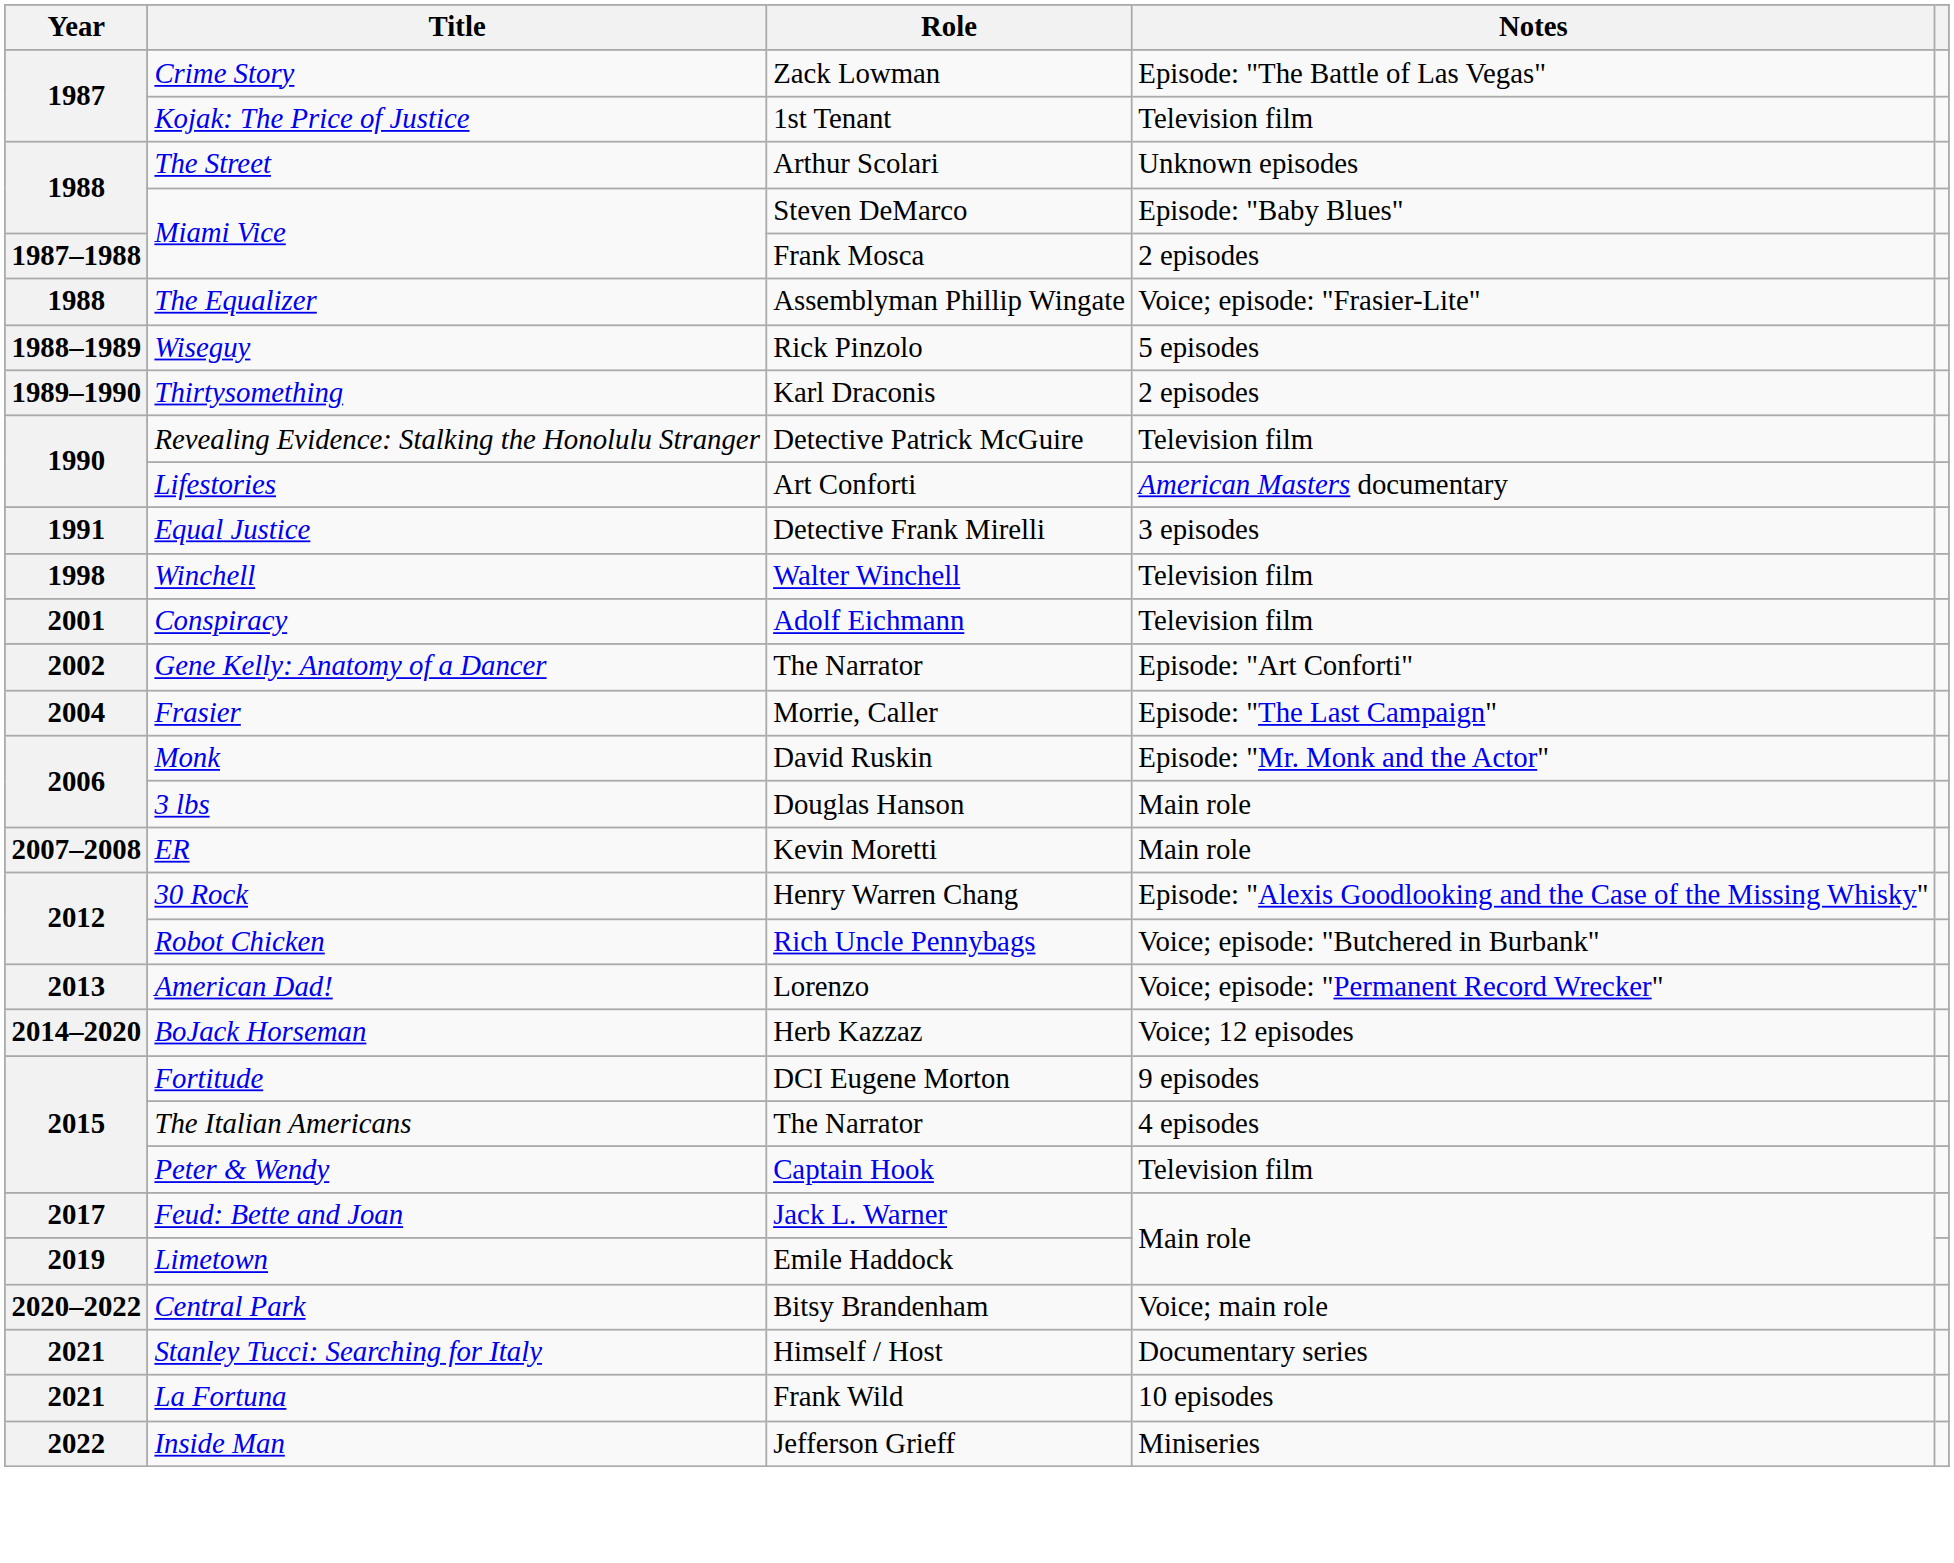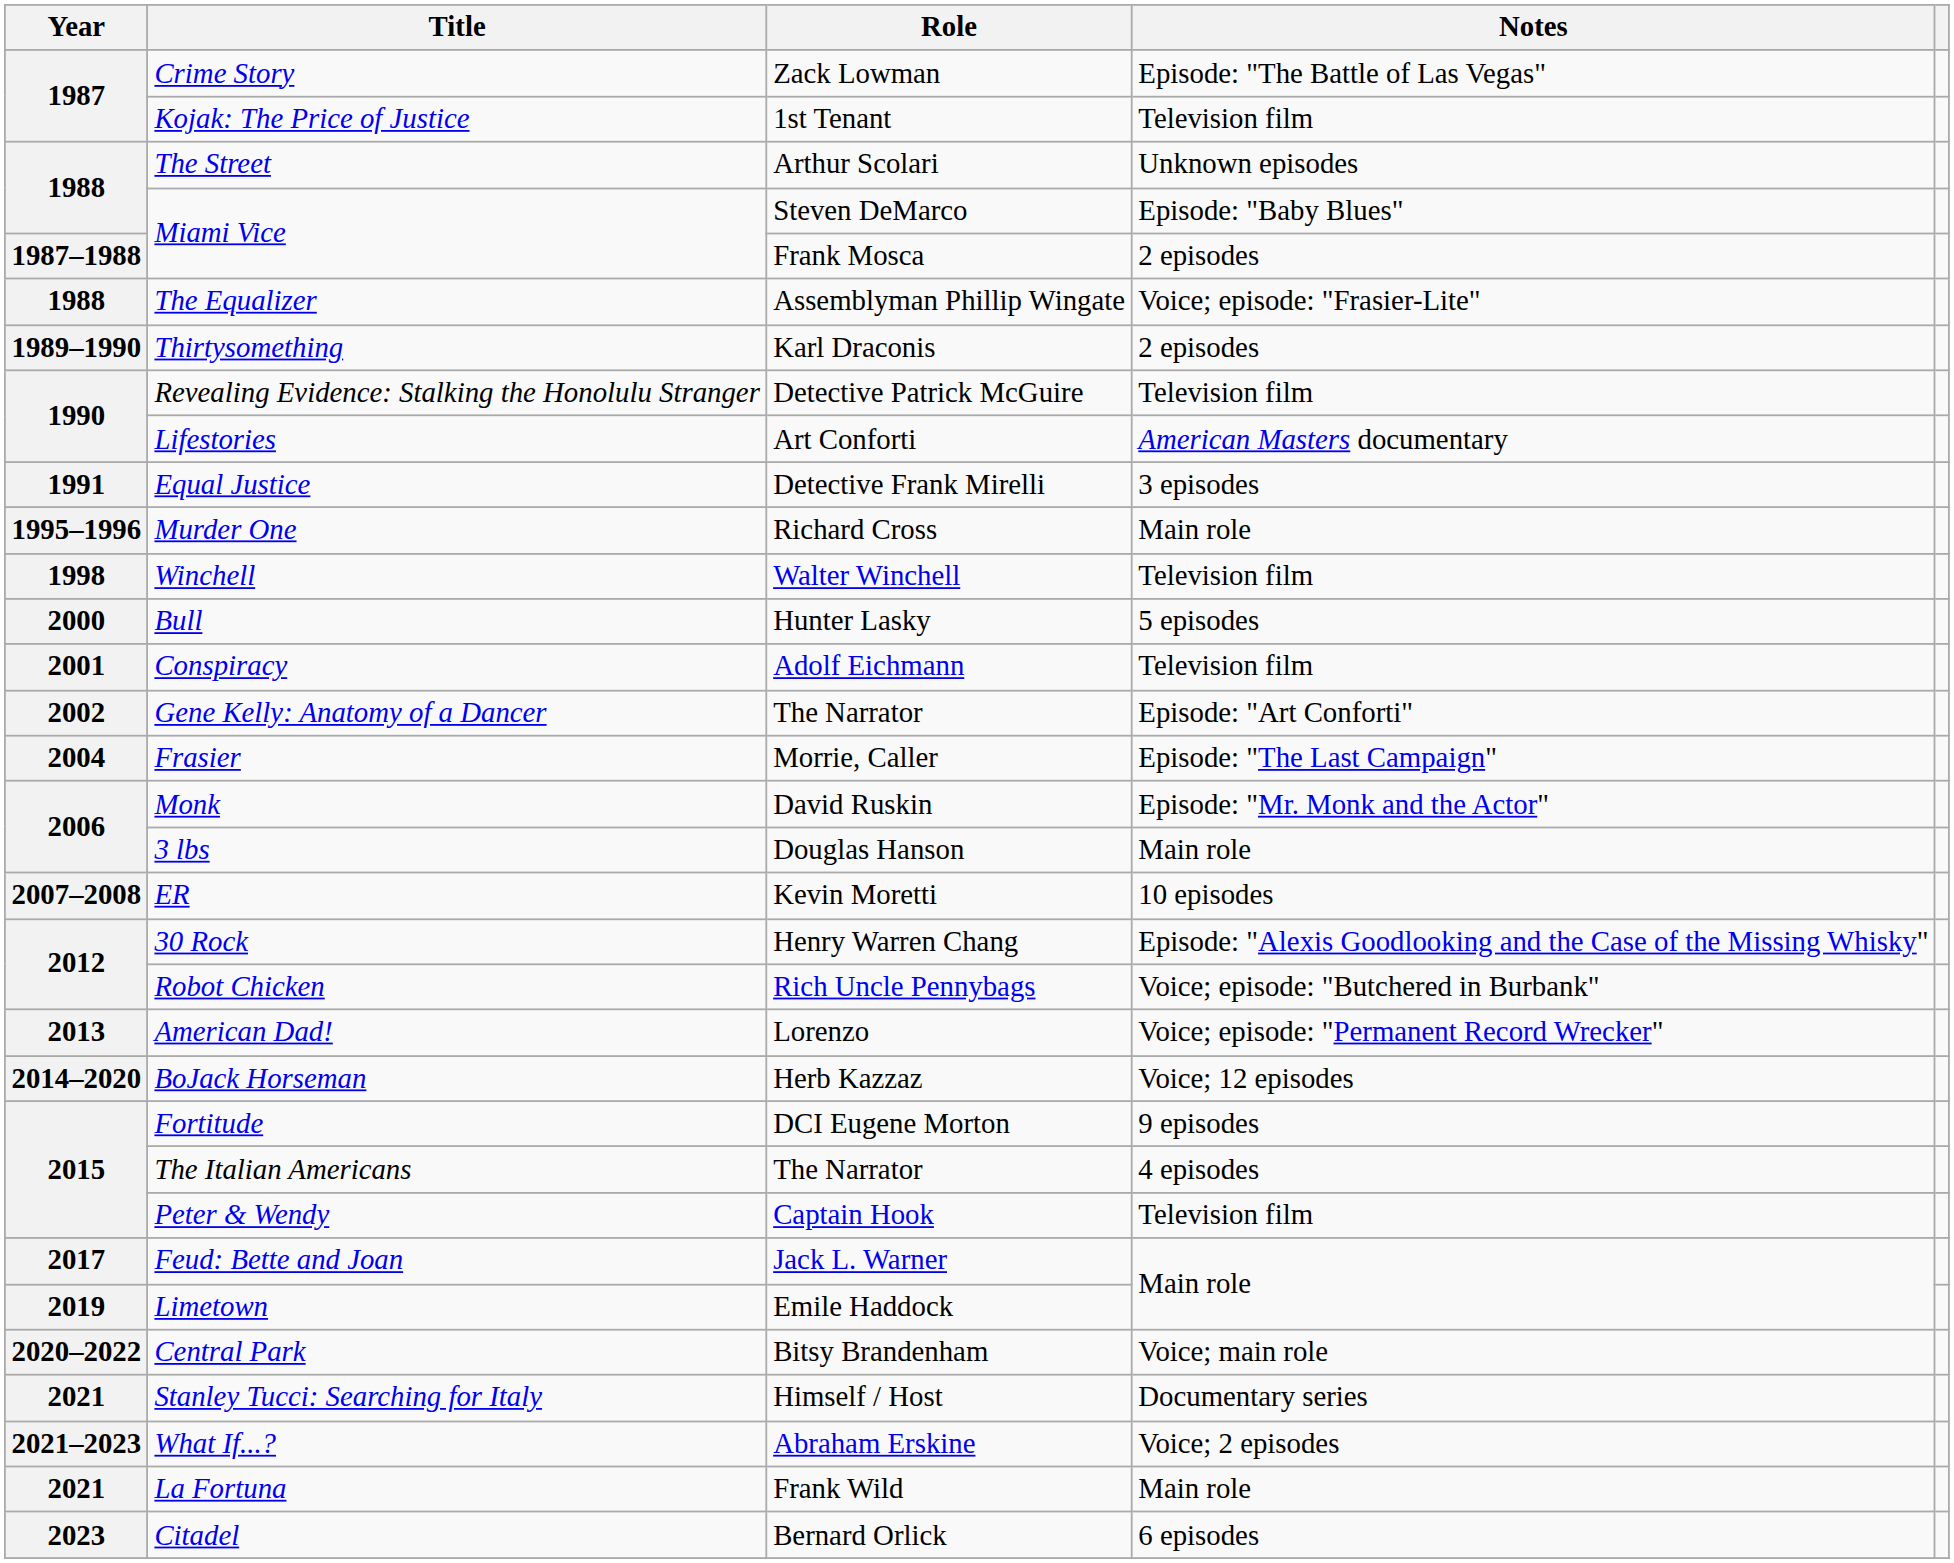- row: (202, 347)
+ row: (225, 529)
+ row: (178, 621)
(1195, 849) Main role -> (1206, 895) 10 episodes
+ row: (215, 1443)
(1206, 1397) 10 episodes -> (1195, 1488) Main role
- row: (220, 1443)
+ row: (197, 1534)
